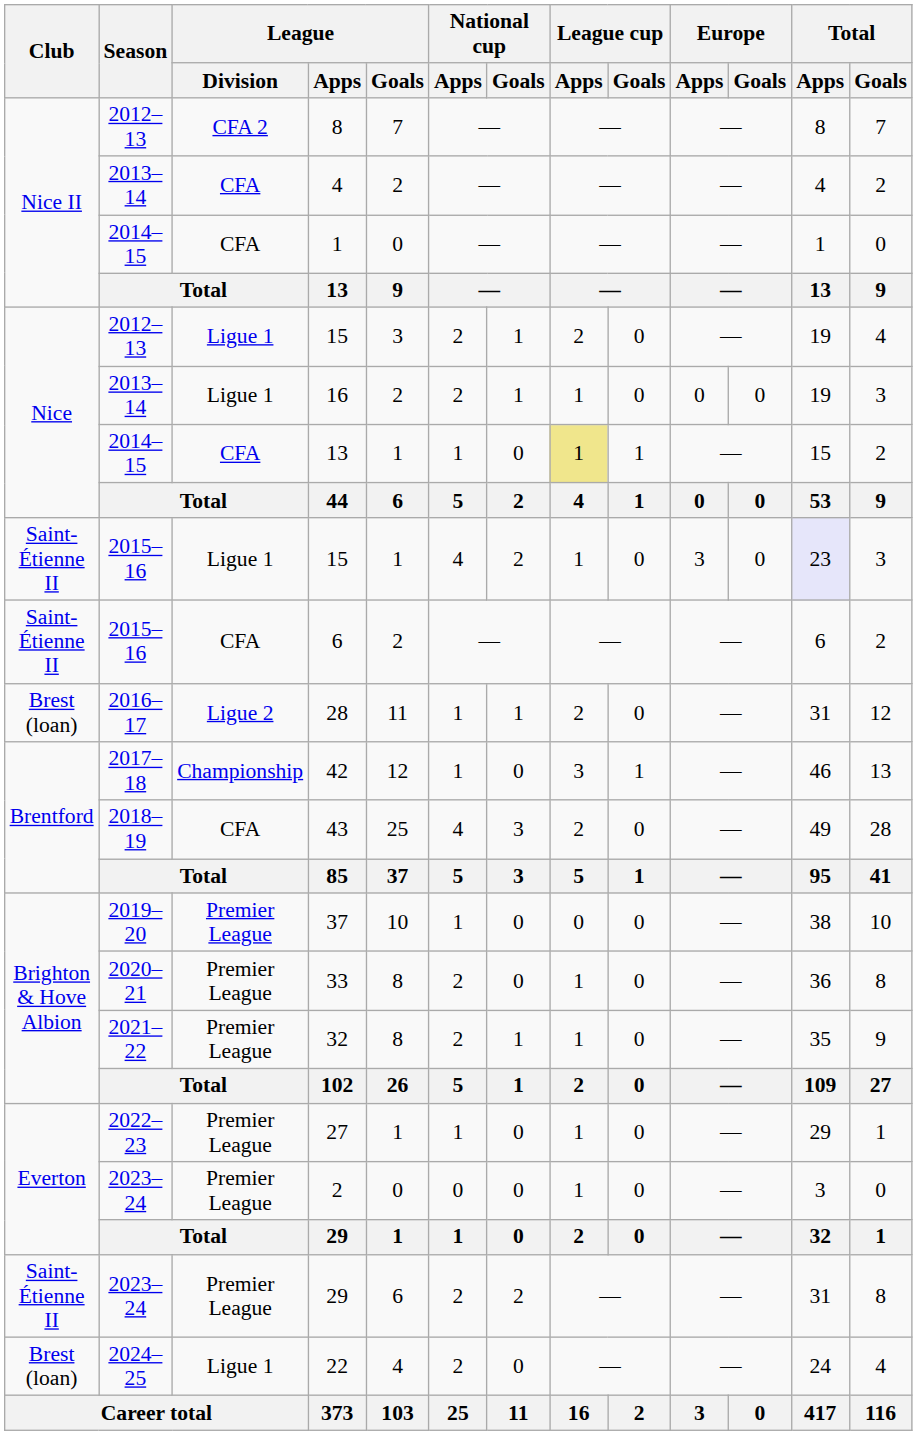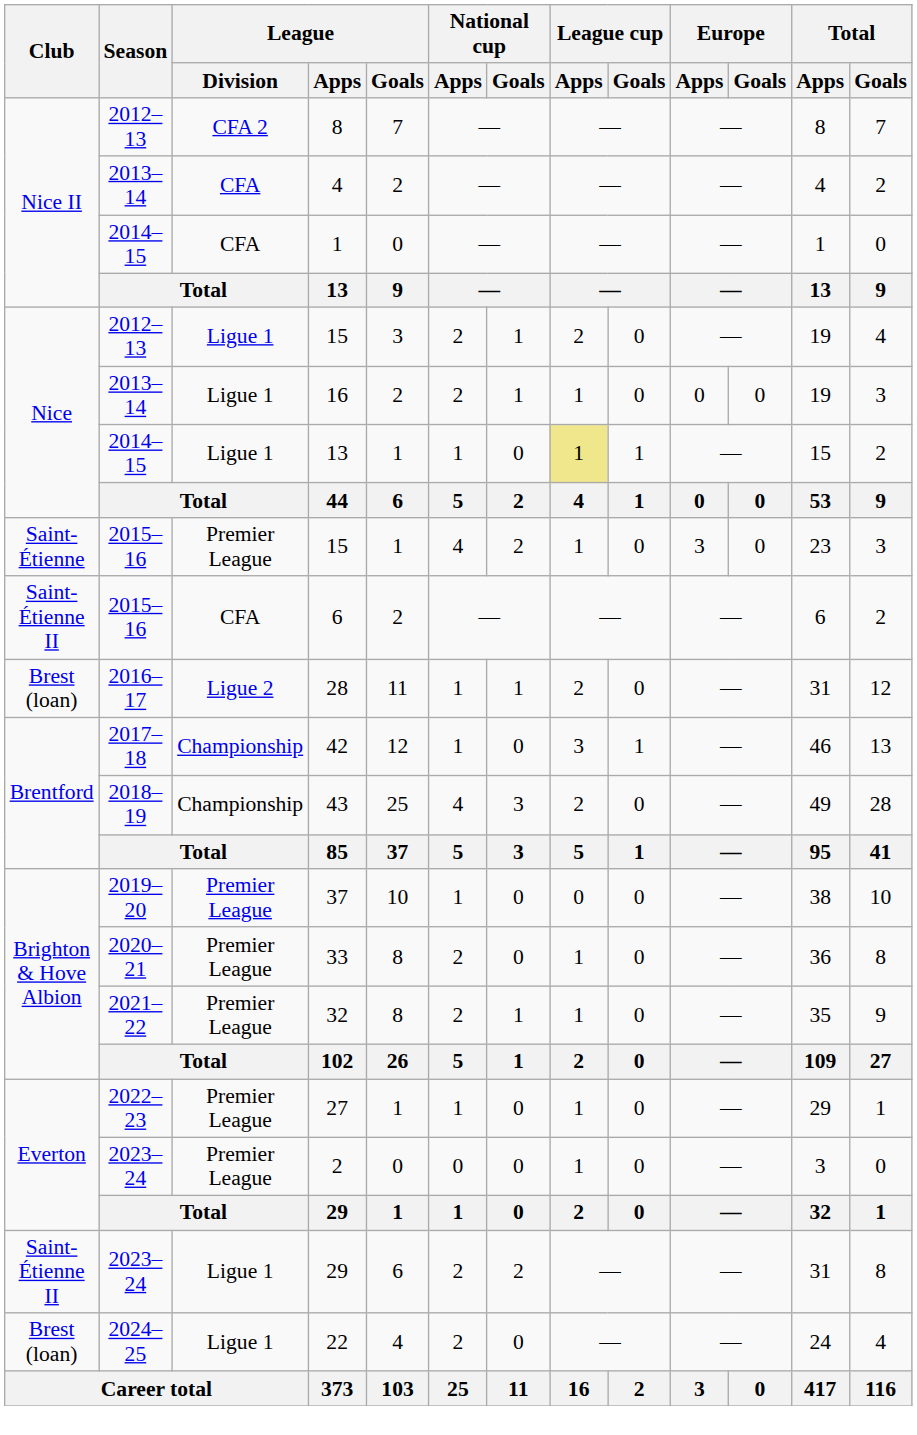(240, 453) CFA -> (240, 453) Ligue 1
(52, 558) Saint-Étienne II -> (52, 546) Saint-Étienne
(240, 558) Ligue 1 -> (240, 546) Premier League
(820, 558) lavender background -> (820, 546) no background
(240, 829) CFA -> (240, 804) Championship
(240, 1295) Premier League -> (240, 1271) Ligue 1
